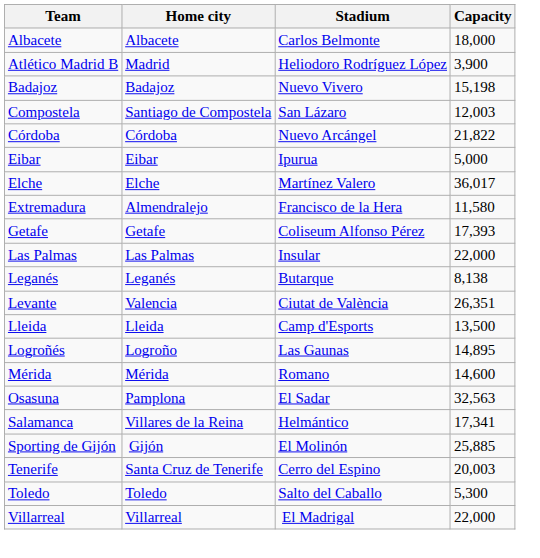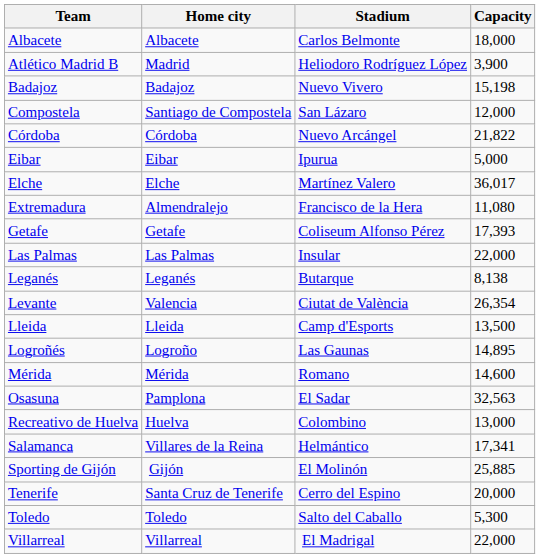(475, 111) 12,003 -> (495, 111) 12,000
(474, 207) 11,580 -> (494, 207) 11,080
(475, 302) 26,351 -> (495, 302) 26,354
+ row: (73, 421)
(475, 469) 20,003 -> (495, 493) 20,000
